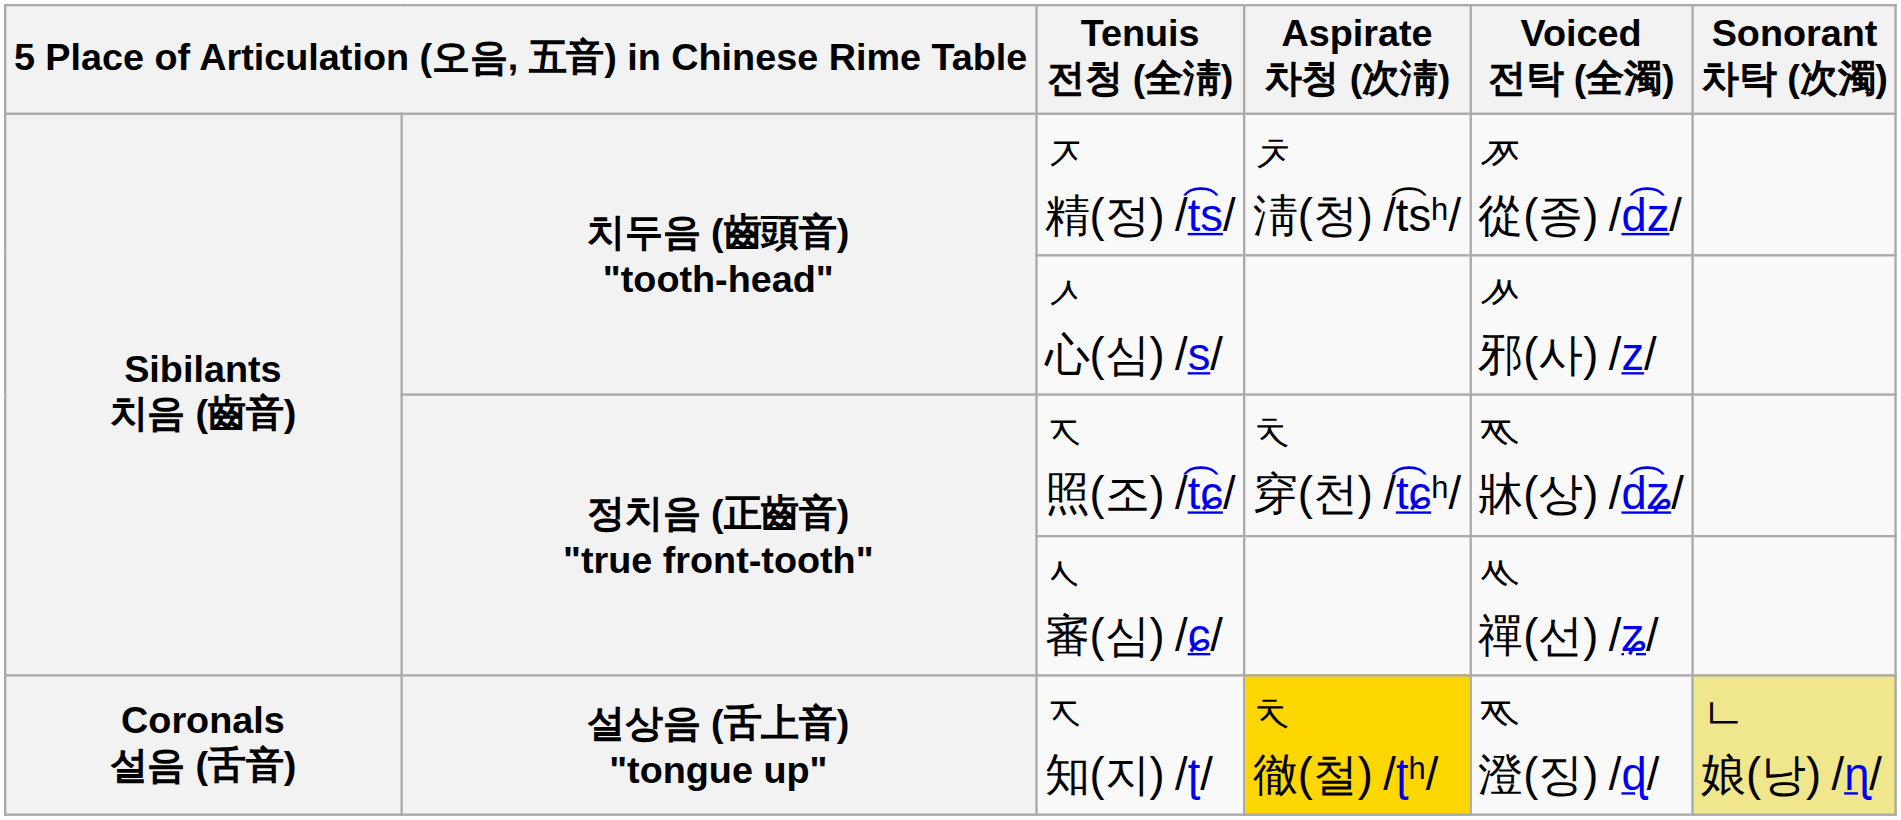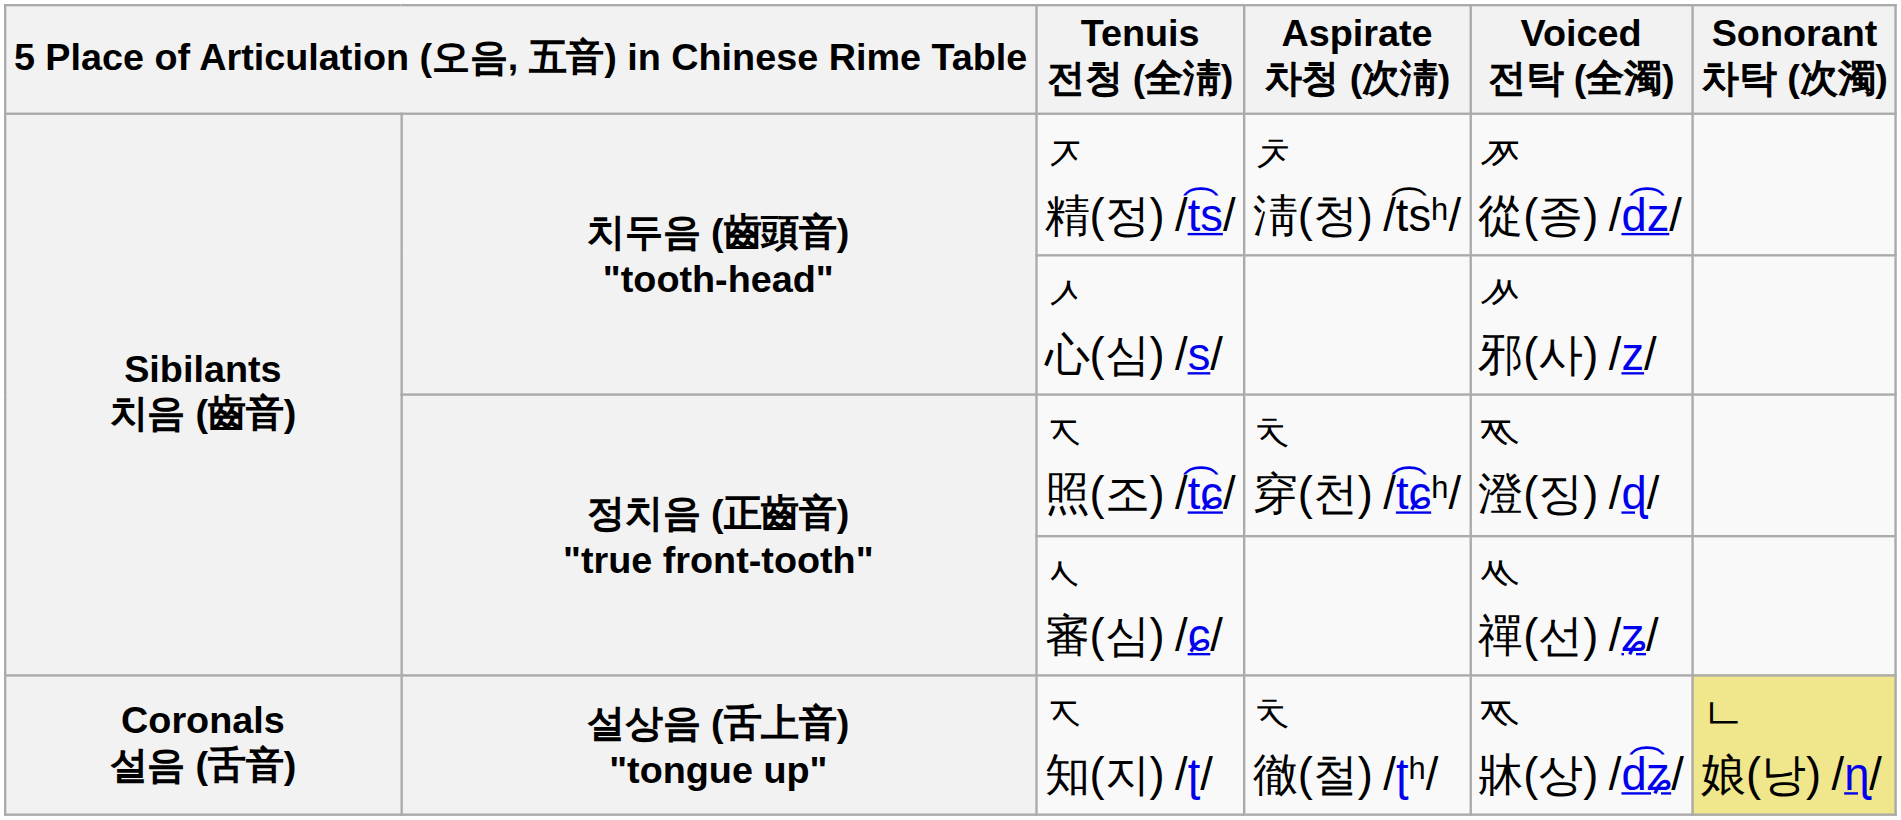(1581, 464) ᅑ 牀(상) /d͡ʑ/ -> (1569, 464) ᅑ 澄(징) /ɖ/
(1346, 744) gold background -> (1346, 744) no background
(1569, 744) ᅑ 澄(징) /ɖ/ -> (1581, 744) ᅑ 牀(상) /d͡ʑ/
